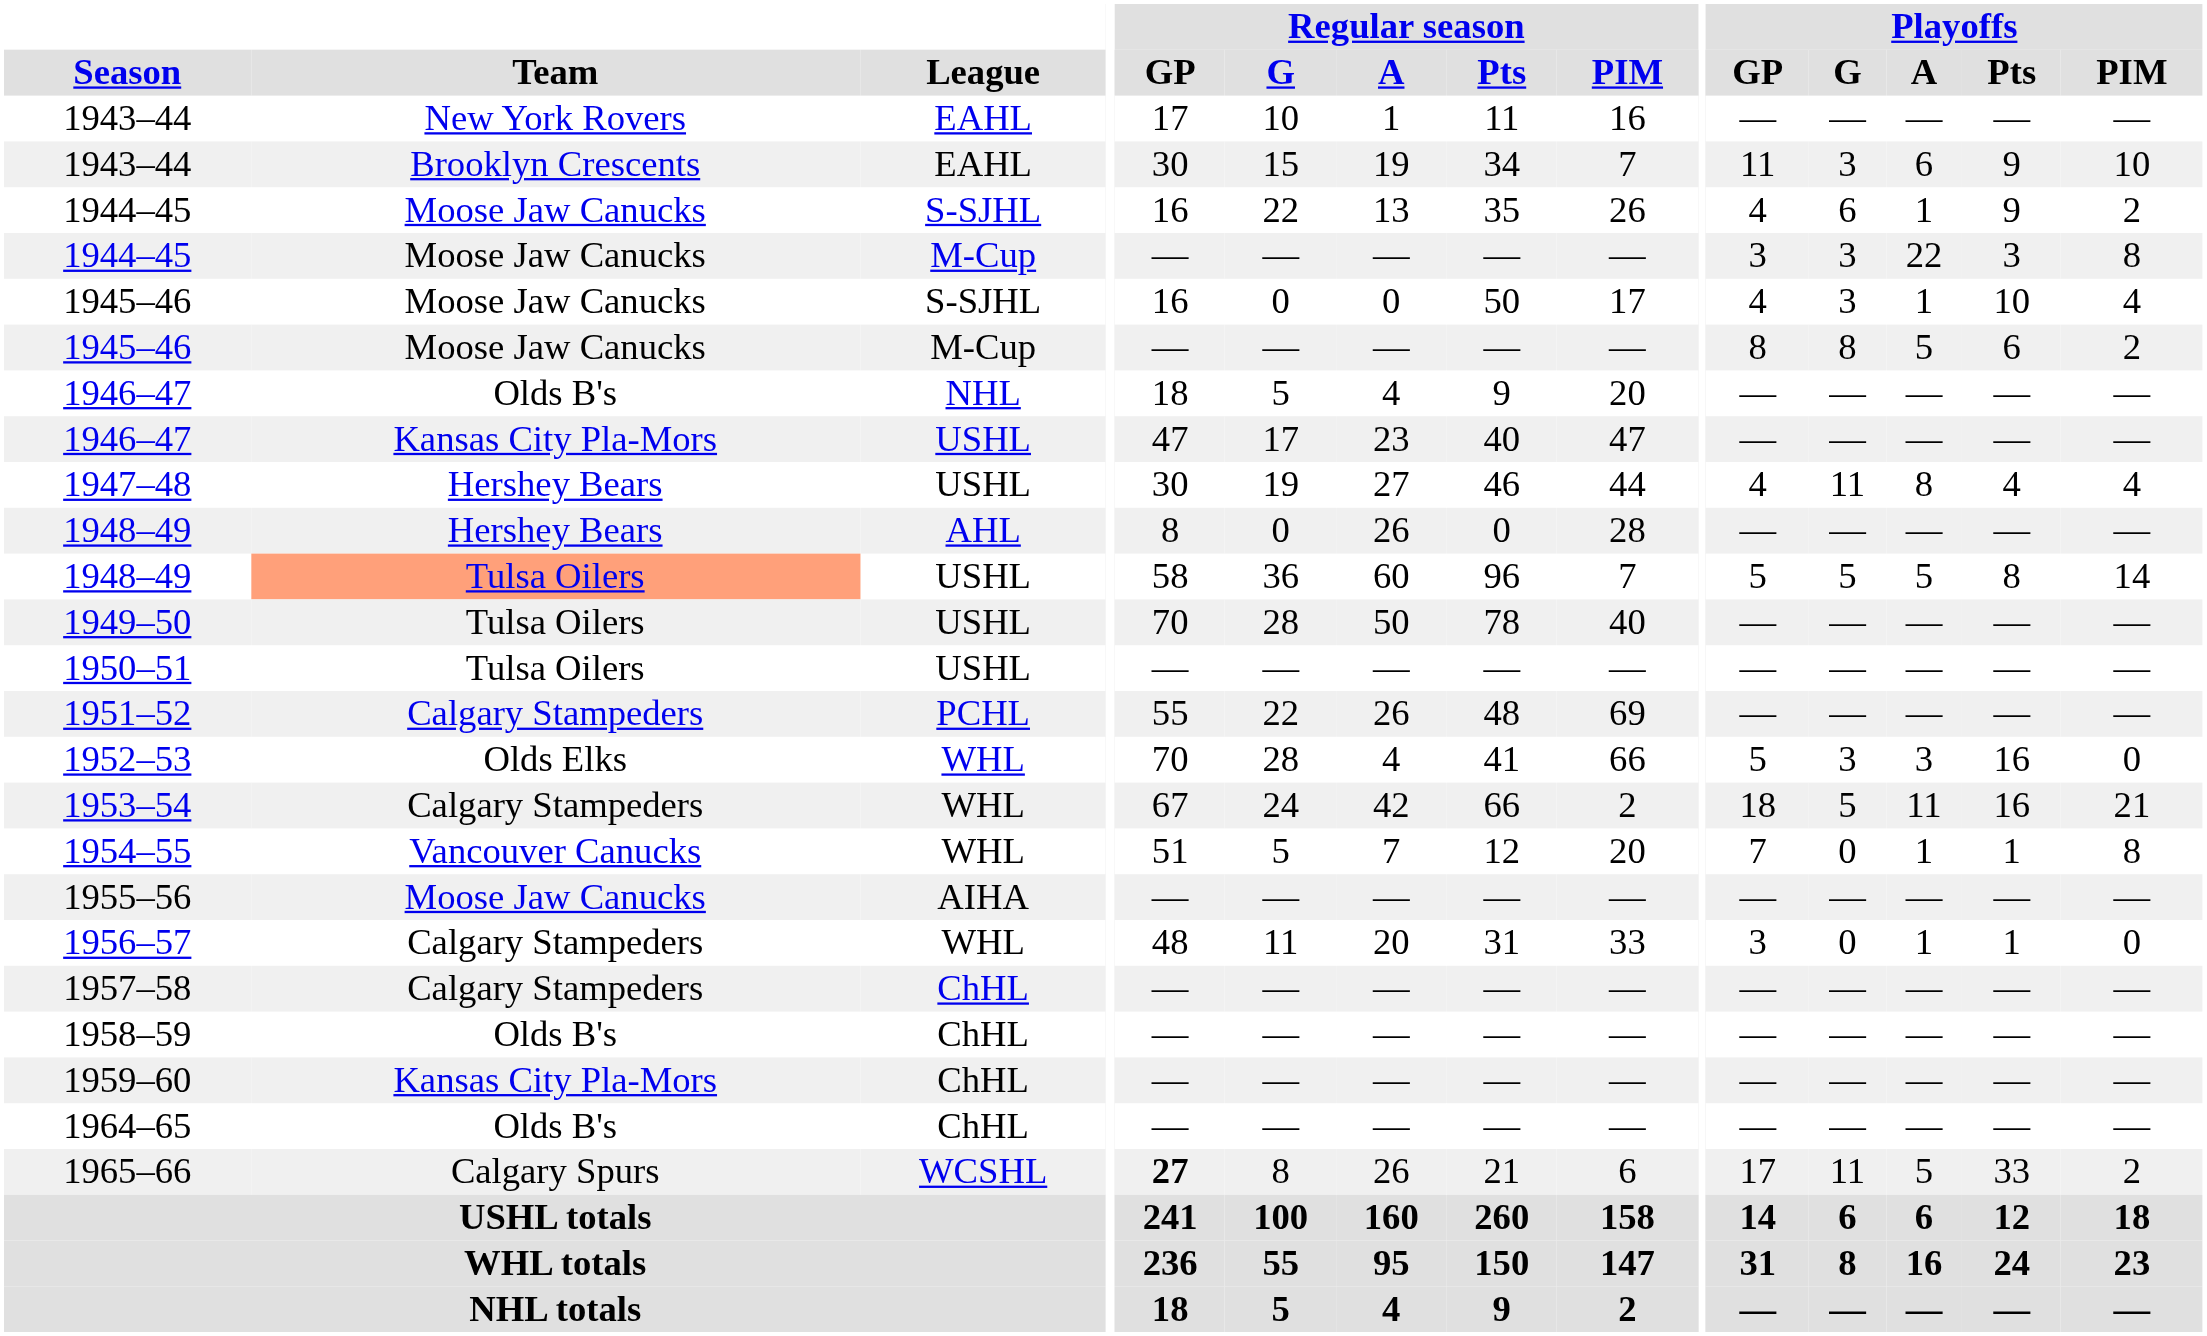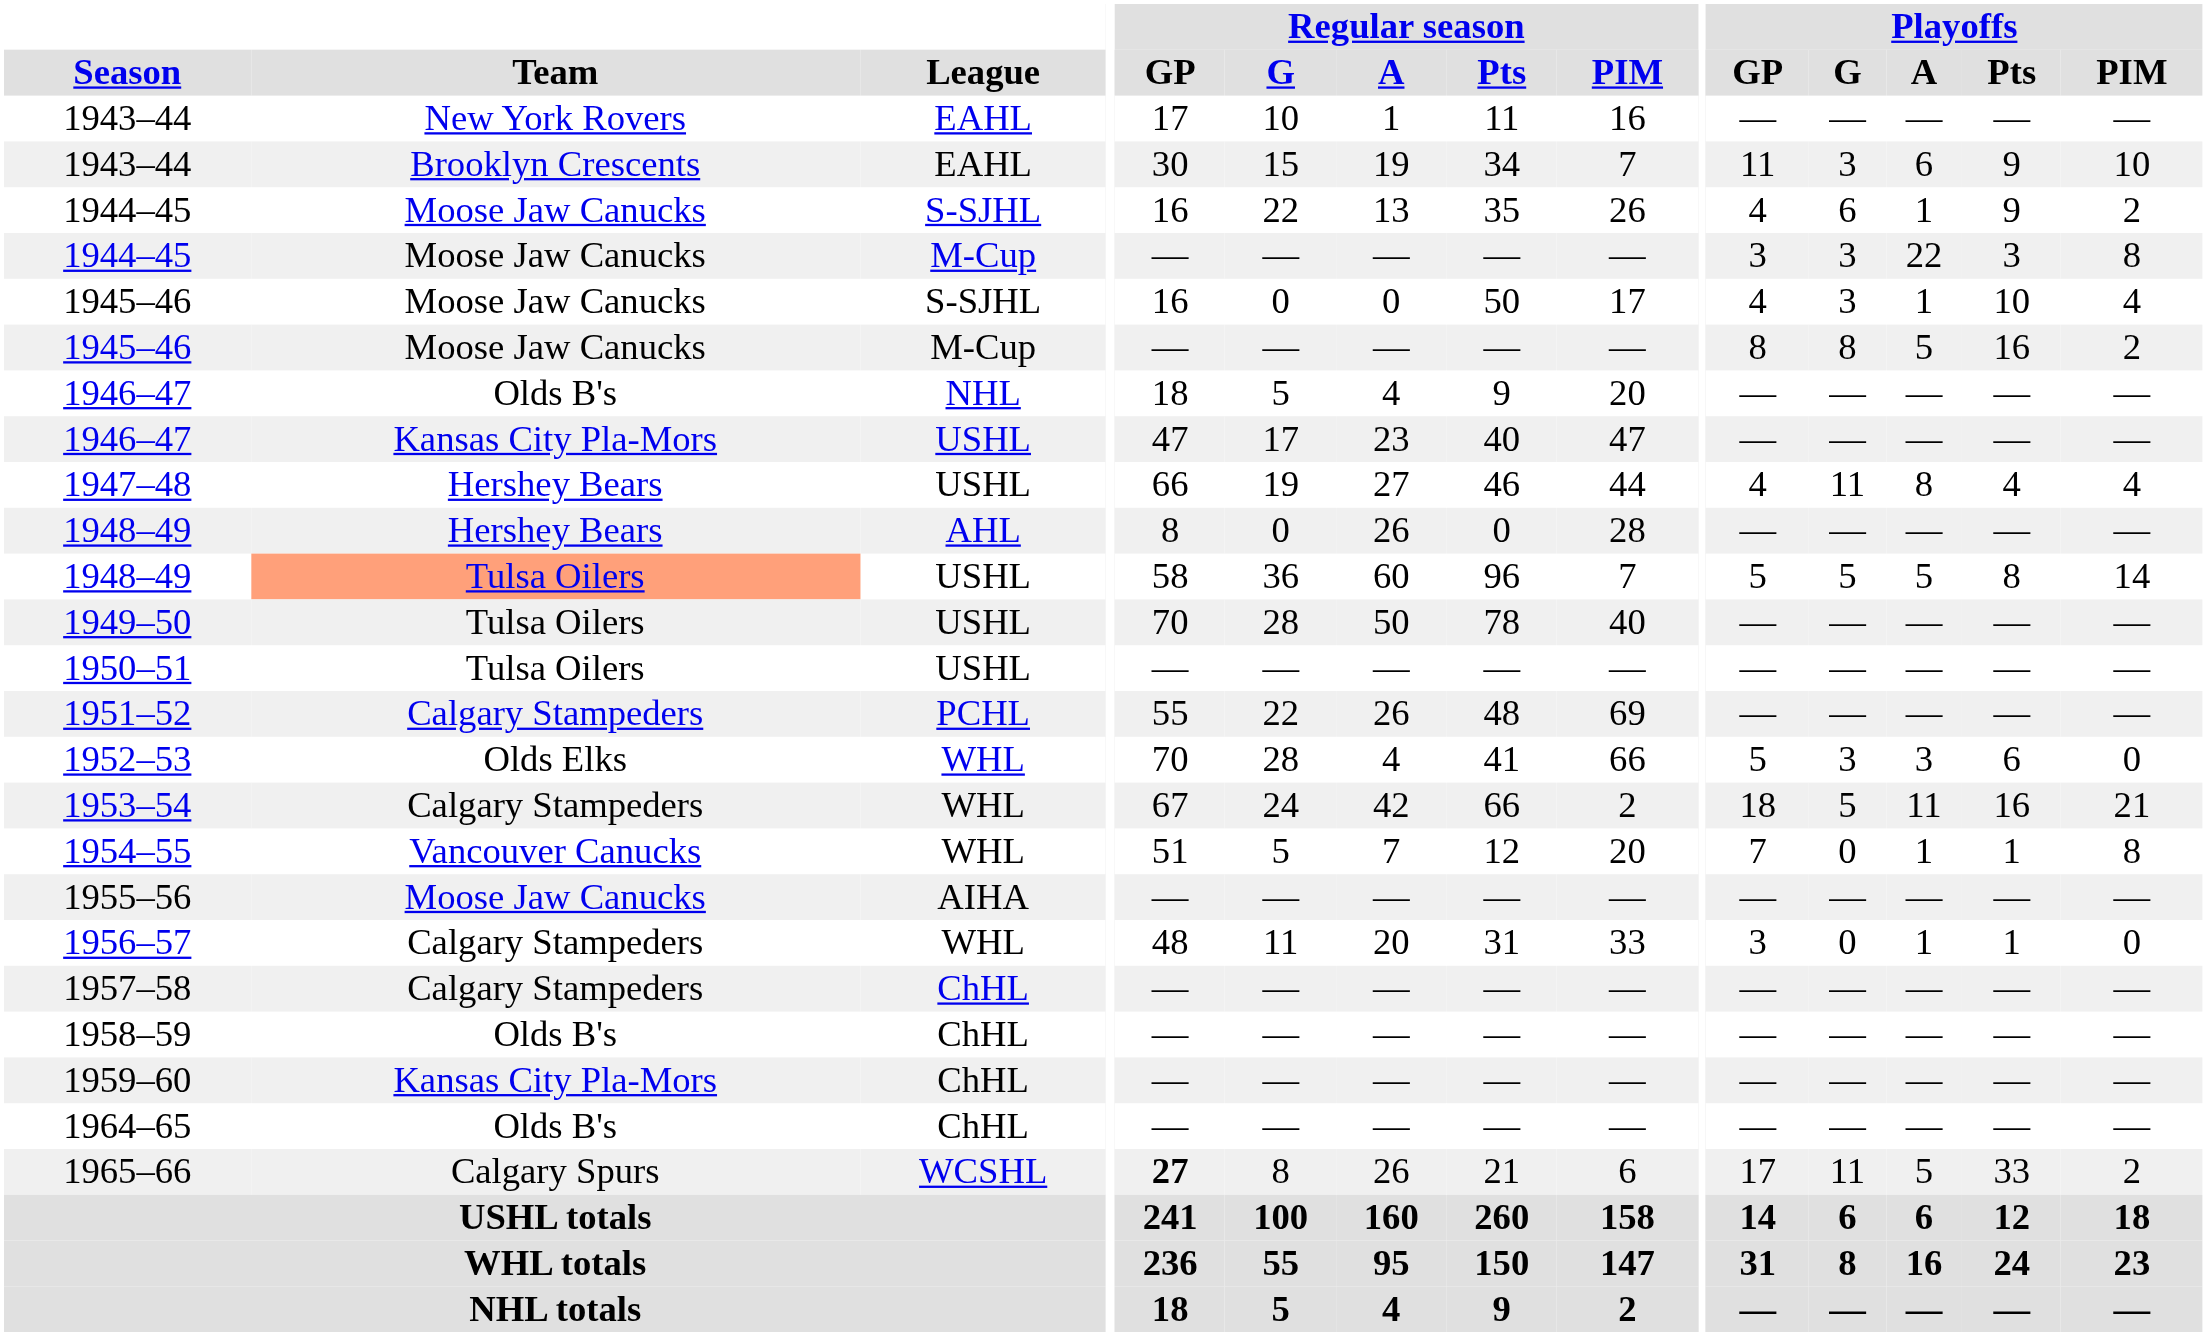(2012, 346) 6 -> (2012, 346) 16
(1170, 484) 30 -> (1170, 484) 66
(2012, 759) 16 -> (2012, 759) 6
